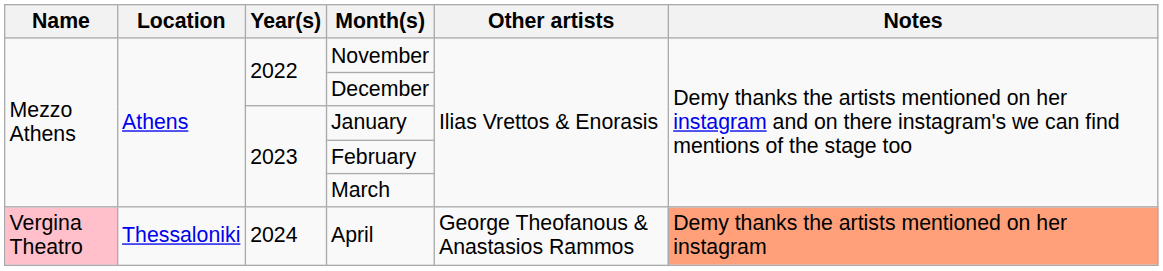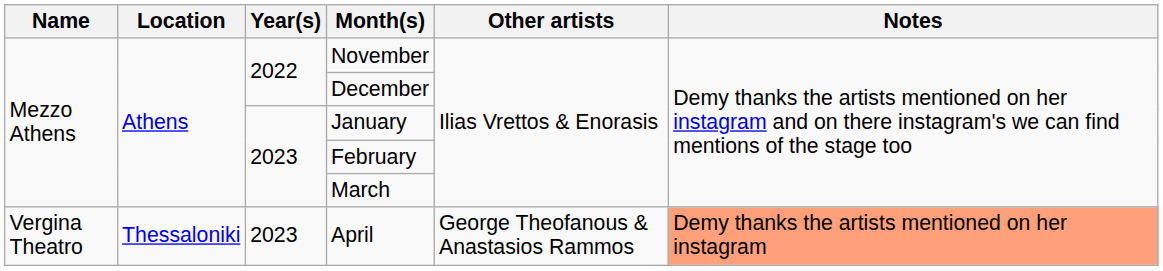(46, 235) pink background -> (46, 235) no background
(274, 235) 2024 -> (274, 235) 2023
